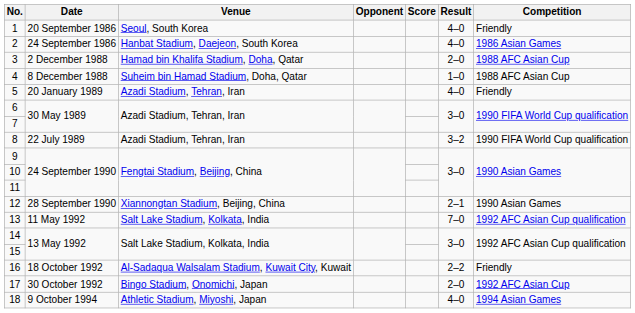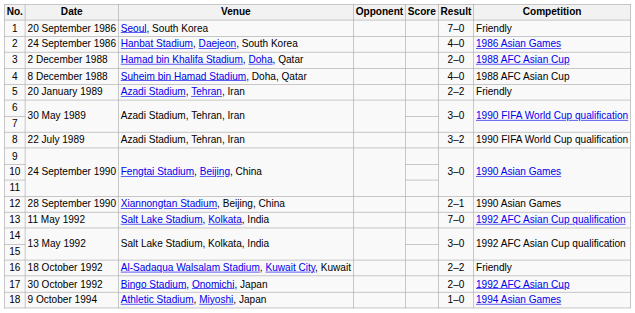(456, 28) 4–0 -> (456, 28) 7–0
(456, 76) 1–0 -> (456, 76) 4–0
(456, 92) 4–0 -> (456, 92) 2–2
(456, 300) 4–0 -> (456, 300) 1–0
